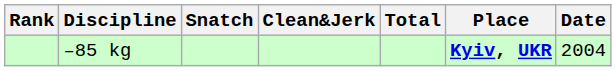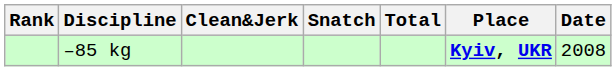columns swapped: (219, 20) <-> (319, 20)
(583, 51) 2004 -> (583, 51) 2008
